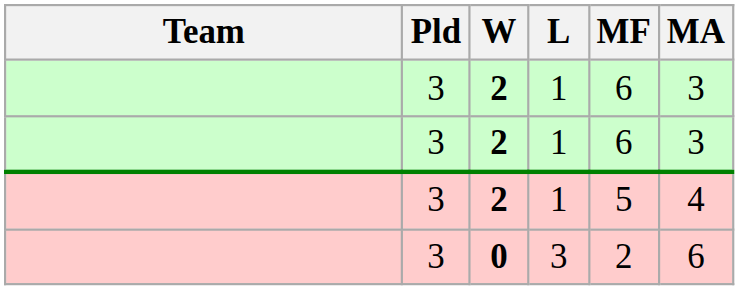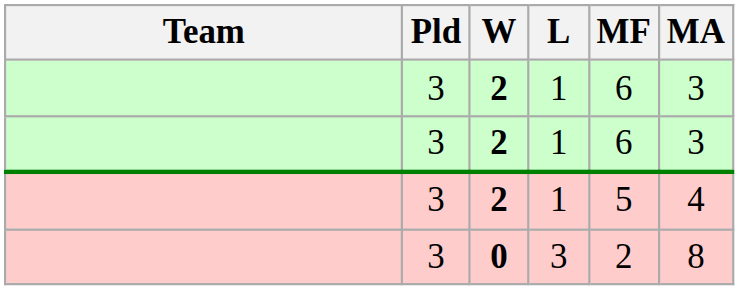(696, 255) 6 -> (696, 255) 8
